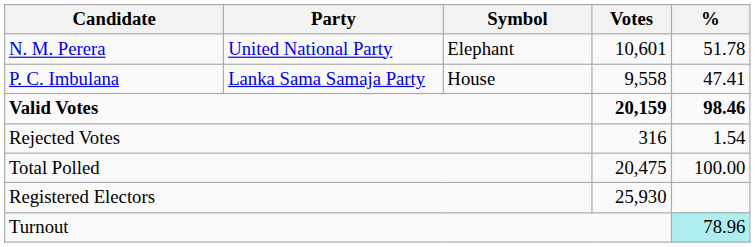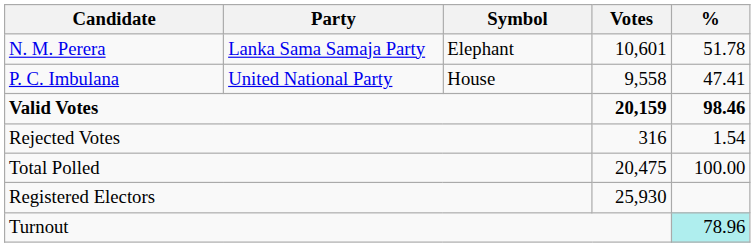(310, 49) United National Party -> (327, 49) Lanka Sama Samaja Party
(327, 78) Lanka Sama Samaja Party -> (310, 78) United National Party
